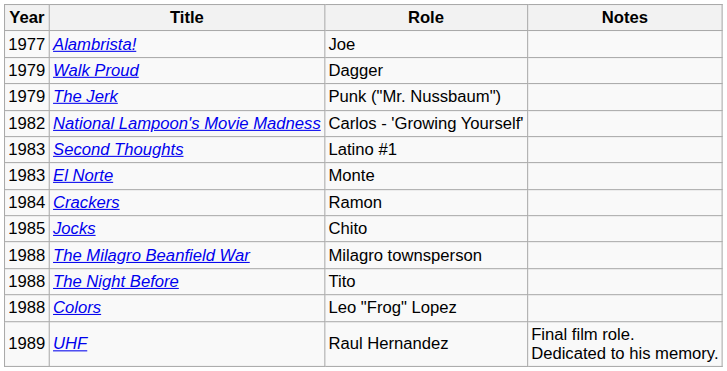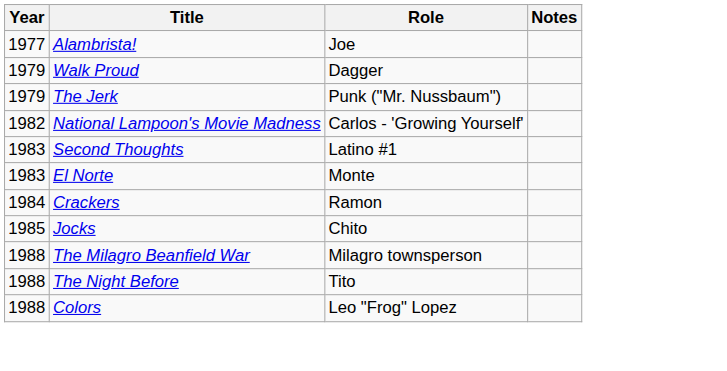- row: (70, 343)
